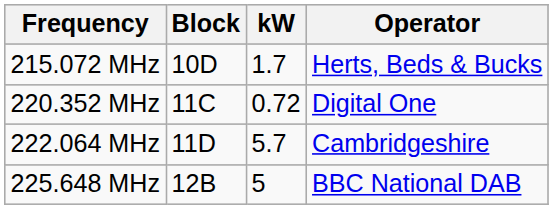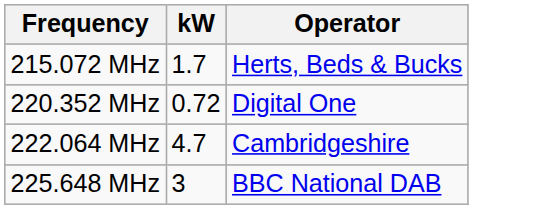- column: (206, 24)
(269, 143) 5.7 -> (189, 143) 4.7
(259, 183) 5 -> (179, 183) 3
